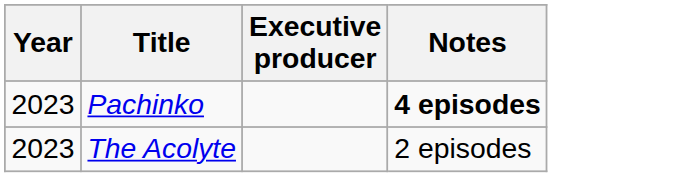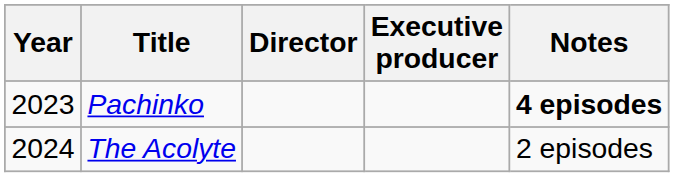+ column: (303, 42)
(43, 148) 2023 -> (43, 148) 2024
